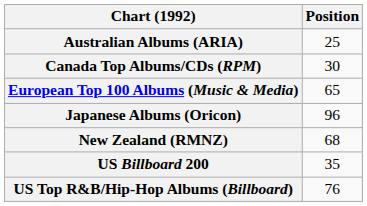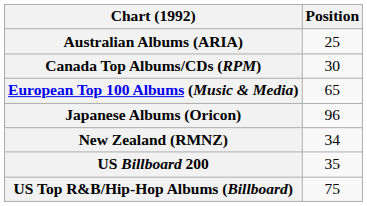(332, 139) 68 -> (332, 139) 34
(332, 189) 76 -> (332, 189) 75
